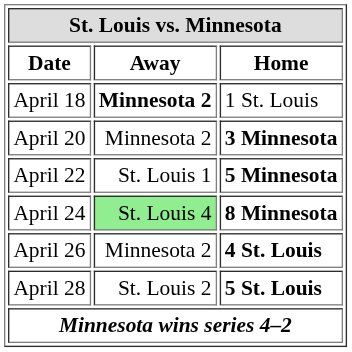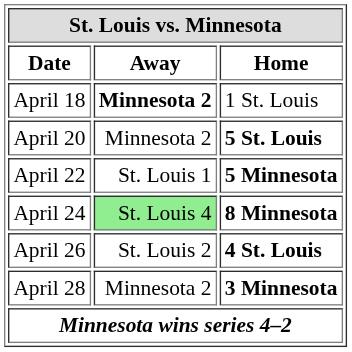(281, 137) 3 Minnesota -> (273, 137) 5 St. Louis
(158, 250) Minnesota 2 -> (165, 250) St. Louis 2
(165, 287) St. Louis 2 -> (158, 287) Minnesota 2
(273, 287) 5 St. Louis -> (281, 287) 3 Minnesota
